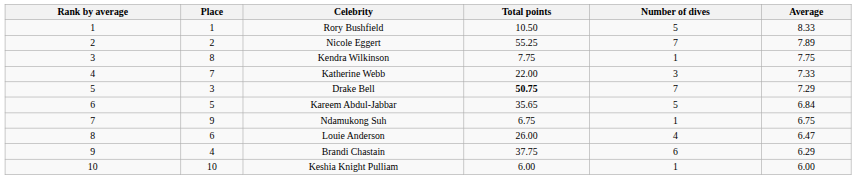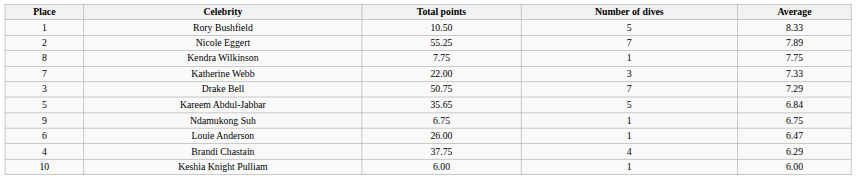- column: (93, 12)
(527, 89) bold -> (441, 89) normal
(675, 136) 4 -> (629, 136) 1
(675, 151) 6 -> (629, 151) 4
